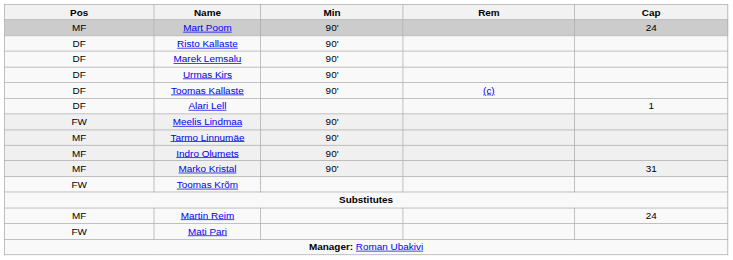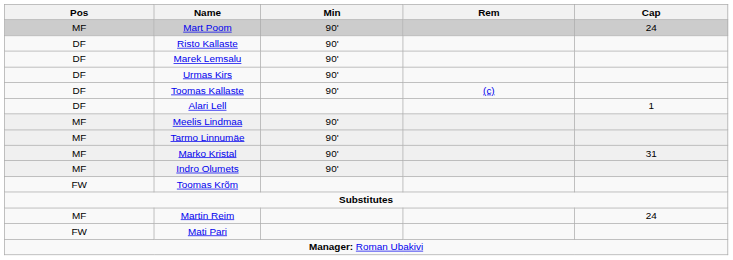(79, 121) FW -> (79, 121) MF
rows swapped: (207, 153) <-> (207, 168)
